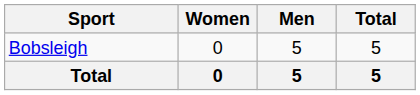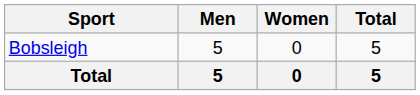columns swapped: (297, 19) <-> (218, 19)
